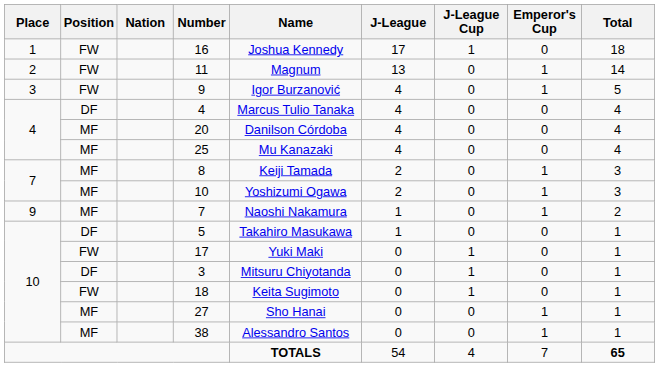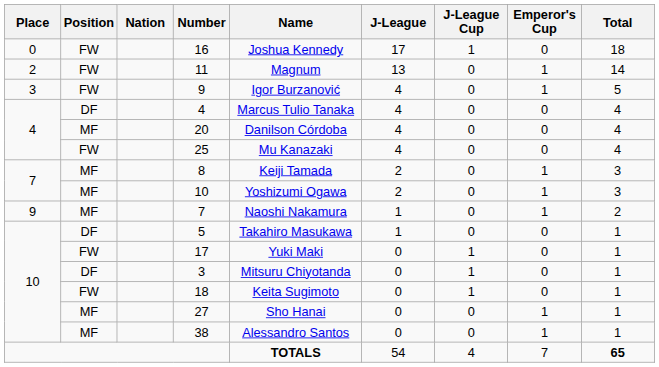(33, 49) 1 -> (33, 49) 0
(89, 150) MF -> (89, 150) FW
